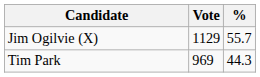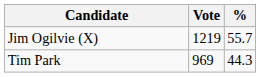(206, 38) 1129 -> (207, 38) 1219
